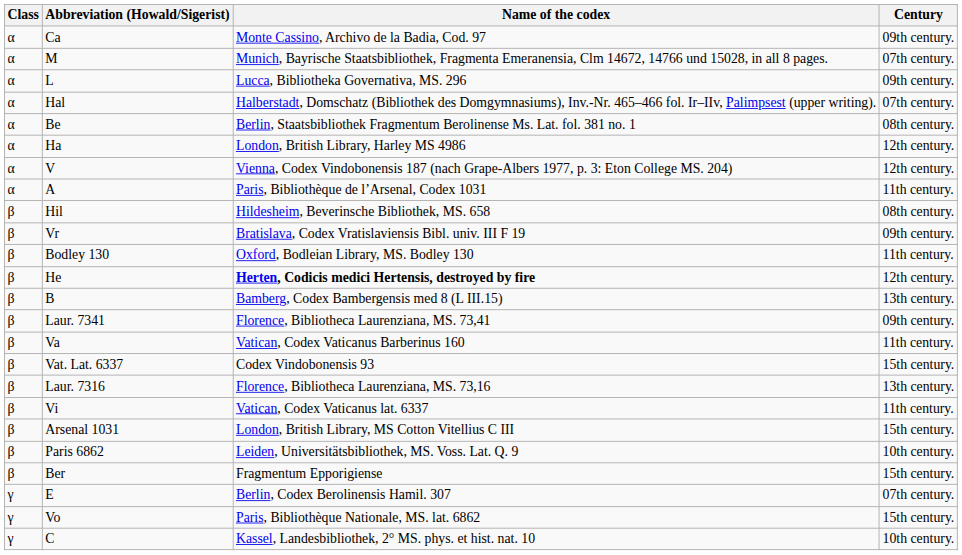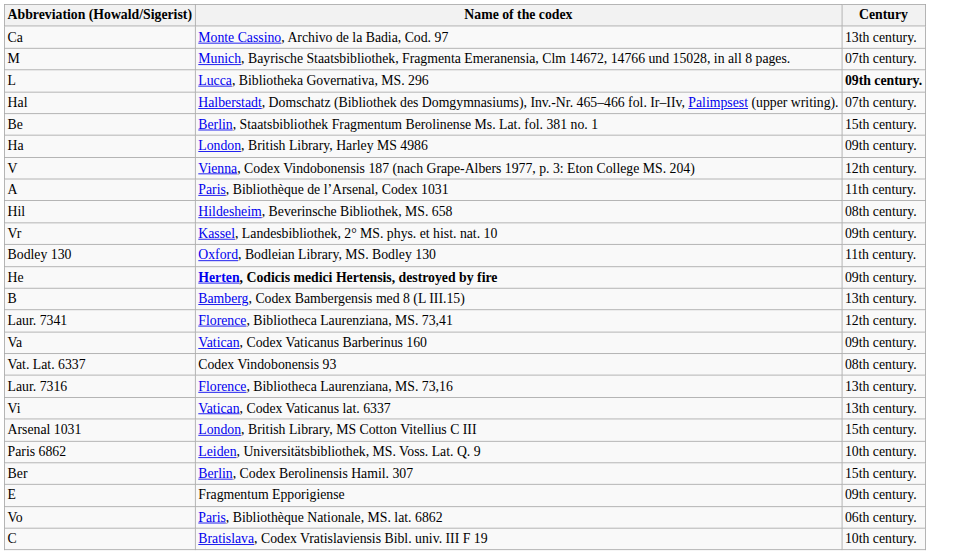- column: (23, 15)
(918, 37) 09th century. -> (881, 37) 13th century.
(918, 80) normal -> (884, 80) bold
(918, 124) 08th century. -> (881, 124) 15th century.
(918, 146) 12th century. -> (881, 146) 09th century.
(381, 233) Bratislava, Codex Vratislaviensis Bibl. univ. III F 19 -> (348, 233) Kassel, Landesbibliothek, 2° MS. phys. et hist. nat. 10
(918, 277) 12th century. -> (881, 277) 09th century.
(918, 320) 09th century. -> (881, 320) 12th century.
(918, 342) 11th century. -> (881, 342) 09th century.
(918, 364) 15th century. -> (881, 364) 08th century.
(918, 408) 11th century. -> (881, 408) 13th century.
(309, 473) Fragmentum Epporigiense -> (306, 473) Berlin, Codex Berolinensis Hamil. 307
(343, 495) Berlin, Codex Berolinensis Hamil. 307 -> (271, 495) Fragmentum Epporigiense
(918, 495) 07th century. -> (881, 495) 09th century.
(918, 517) 15th century. -> (881, 517) 06th century.
(386, 539) Kassel, Landesbibliothek, 2° MS. phys. et hist. nat. 10 -> (343, 539) Bratislava, Codex Vratislaviensis Bibl. univ. III F 19
